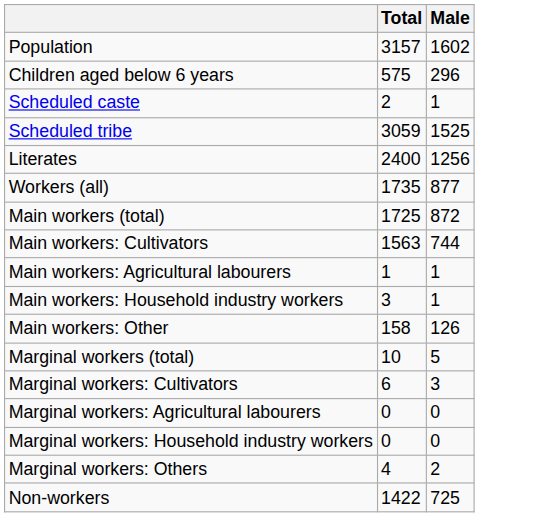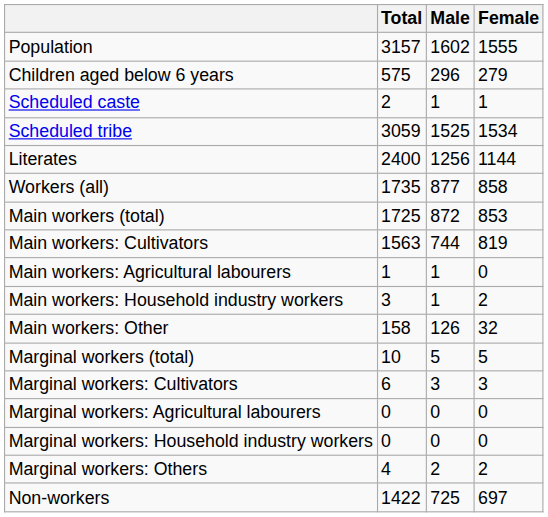+ column: (509, 18)
